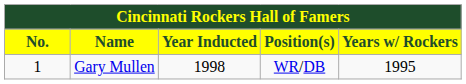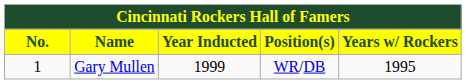(209, 66) 1998 -> (209, 66) 1999
